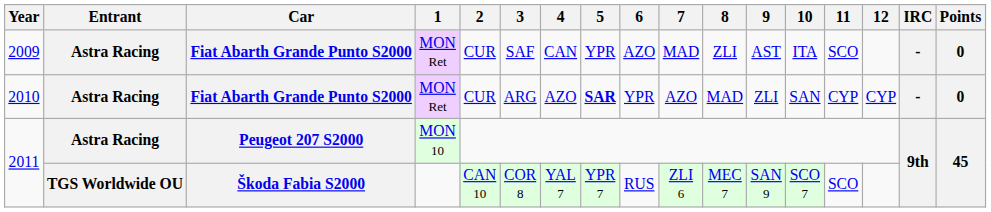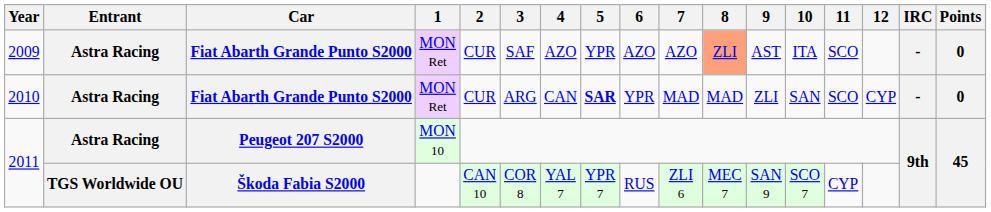(561, 51) CAN -> (561, 51) AZO
(681, 51) MAD -> (681, 51) AZO
(725, 51) no background -> (725, 51) lightsalmon background
(561, 96) AZO -> (561, 96) CAN
(681, 96) AZO -> (681, 96) MAD
(843, 96) CYP -> (843, 96) SCO
(843, 184) SCO -> (843, 184) CYP
